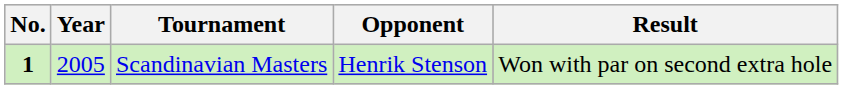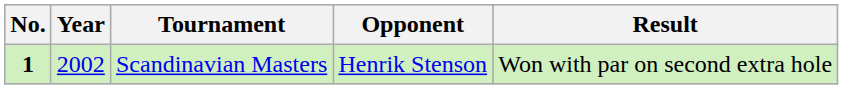(81, 64) 2005 -> (81, 64) 2002
